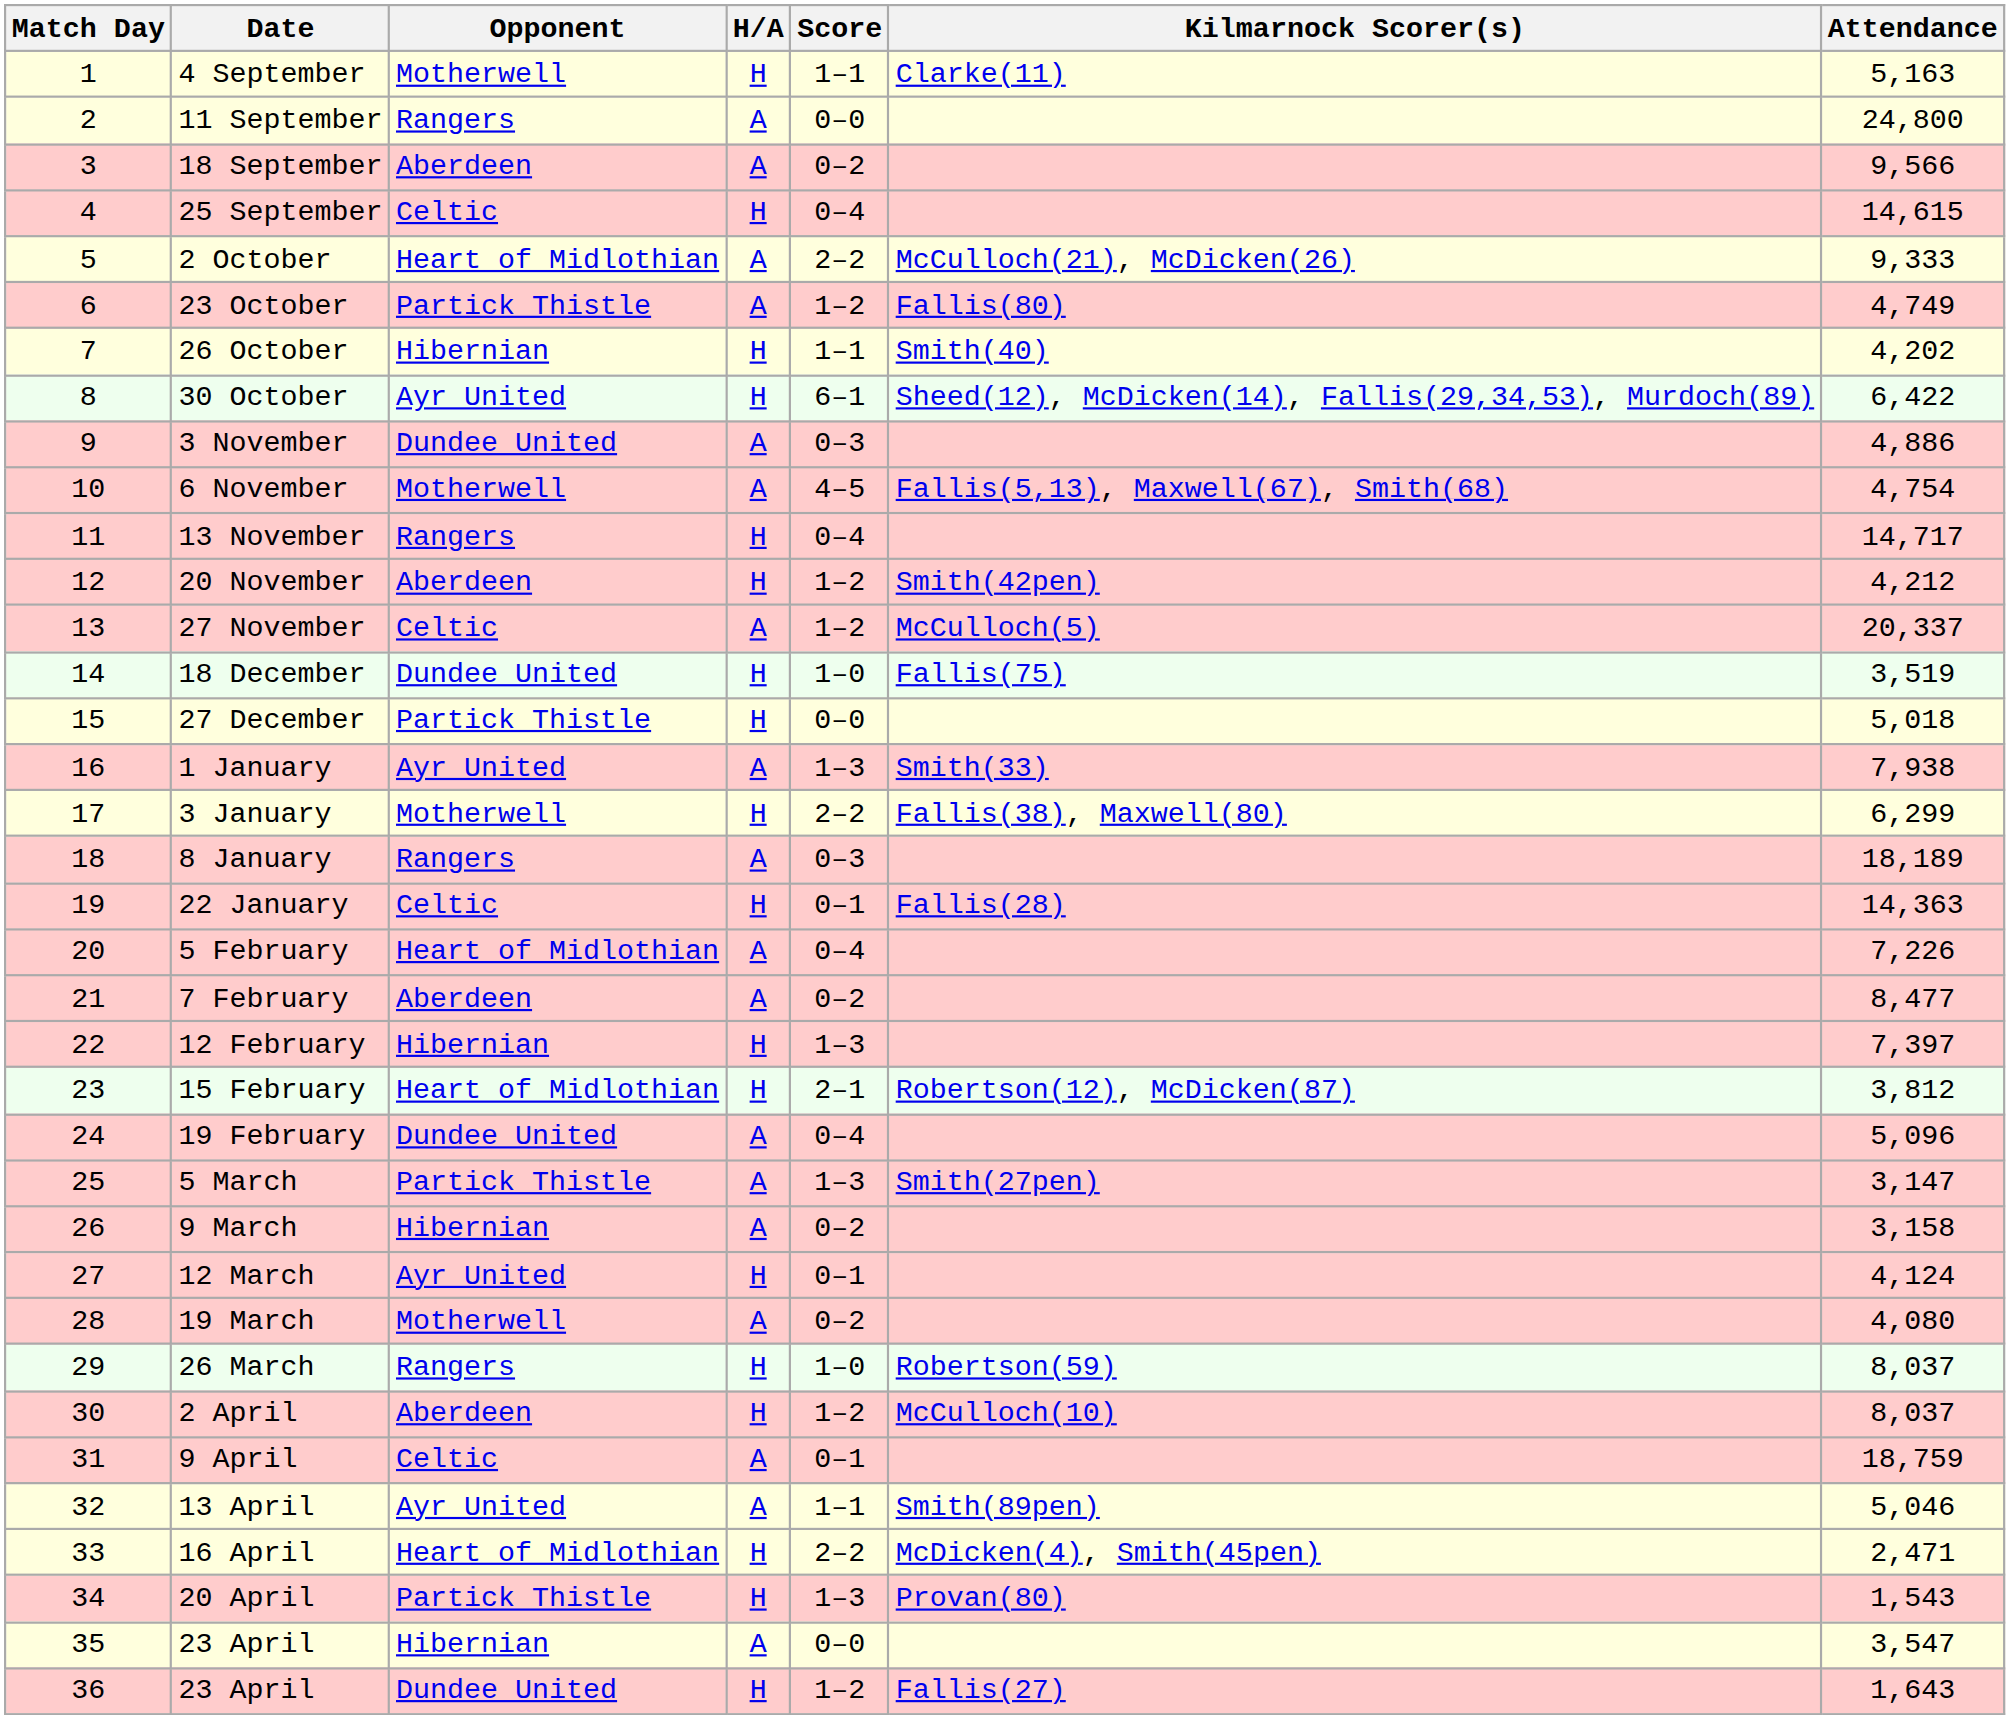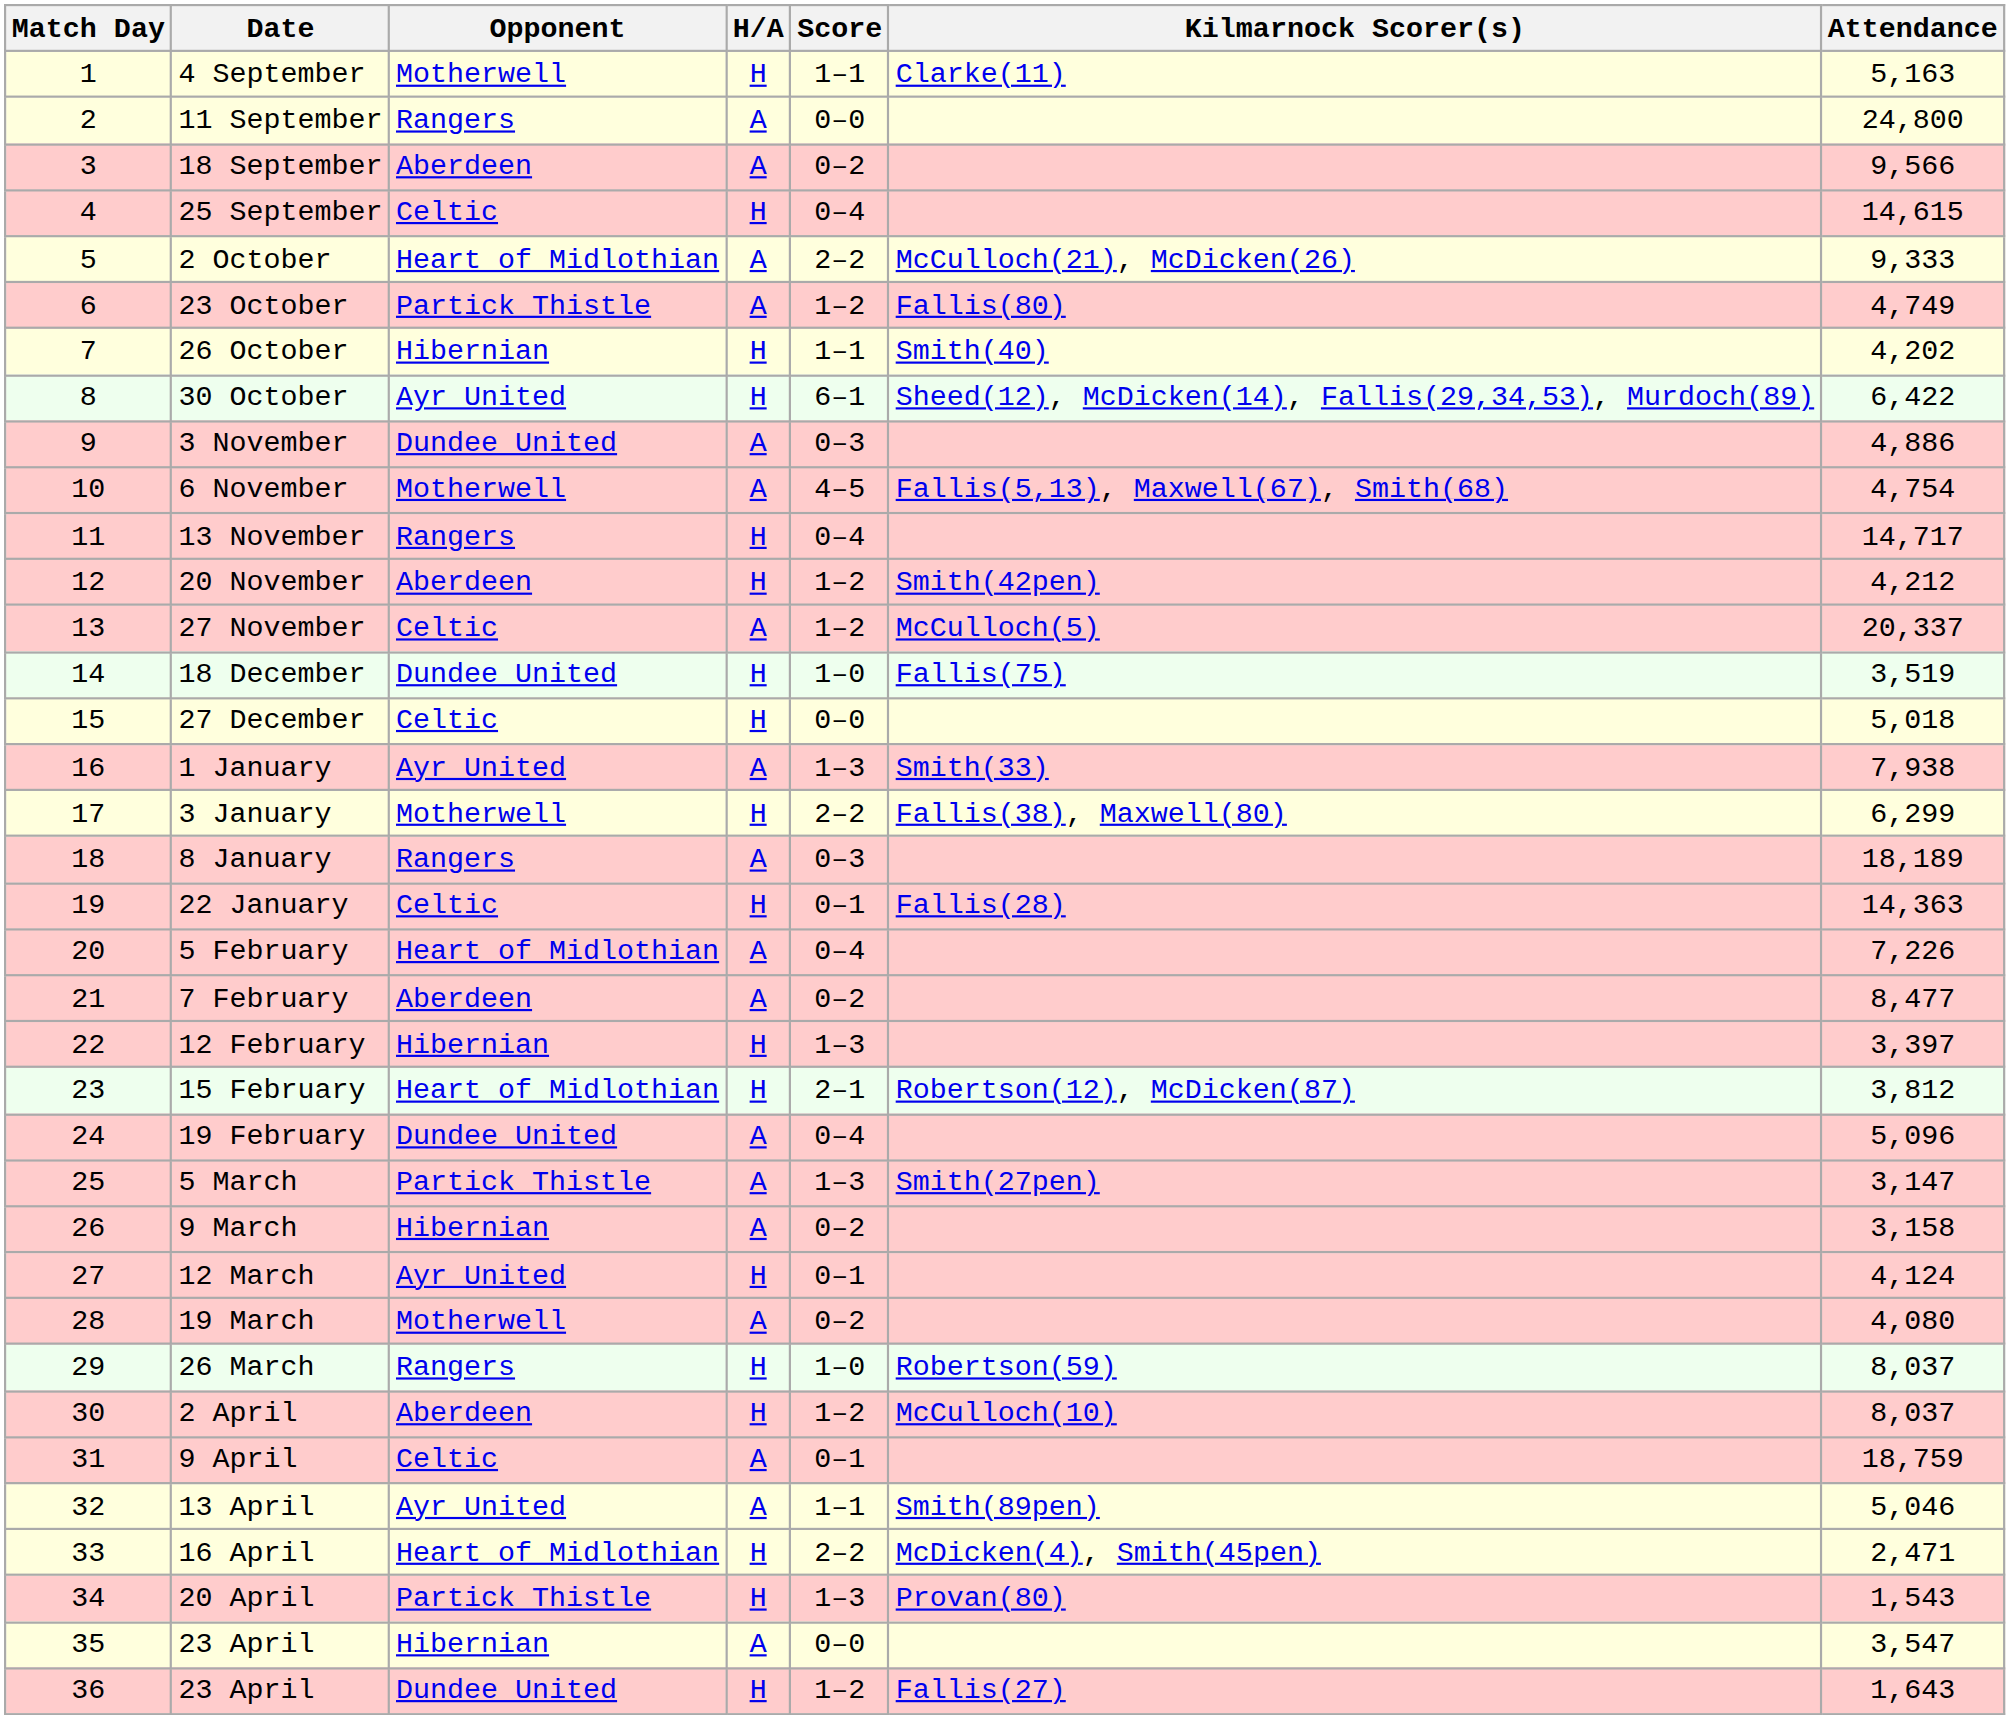(524, 721) Partick Thistle -> (447, 721) Celtic
(1913, 1044) 7,397 -> (1913, 1044) 3,397
